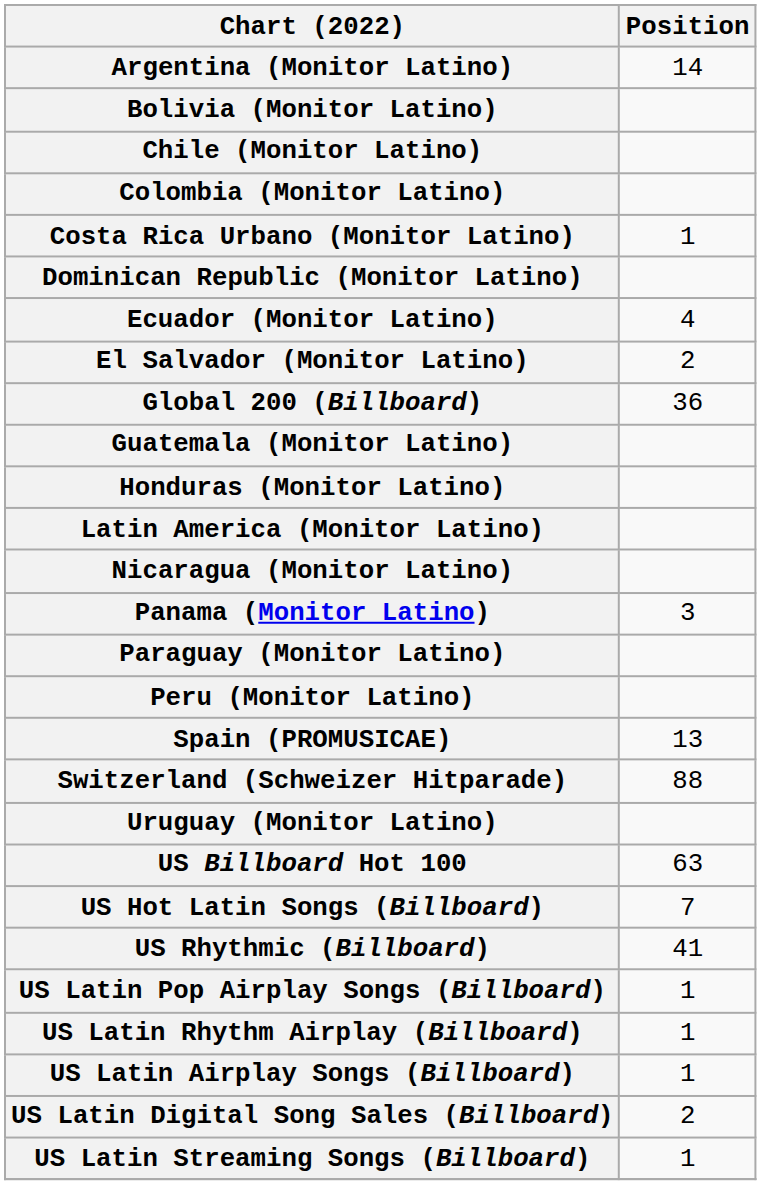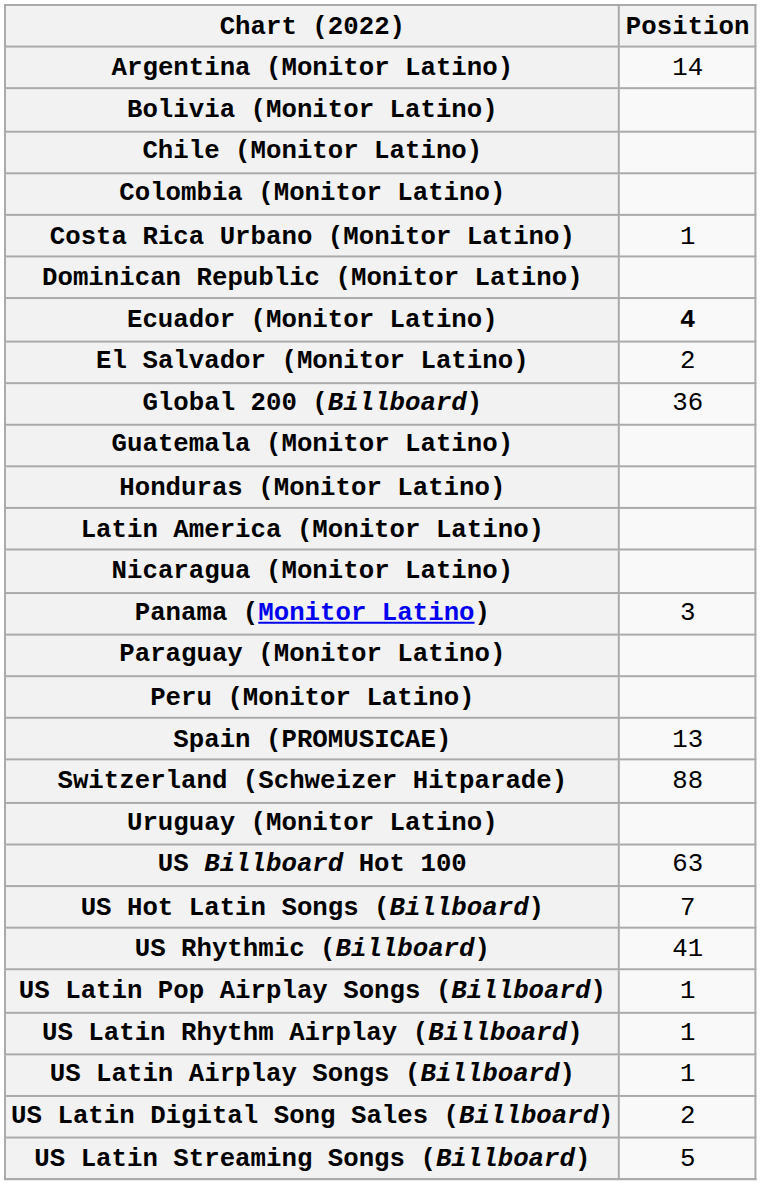(688, 320) normal -> (688, 320) bold
(688, 1159) 1 -> (688, 1159) 5
